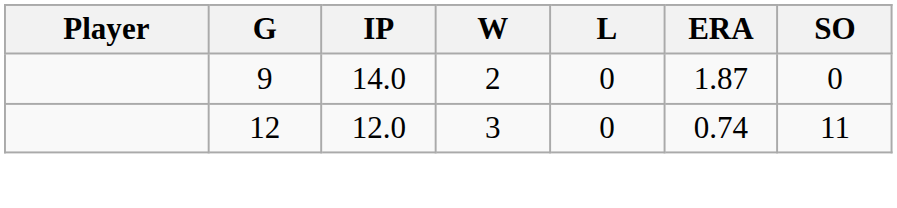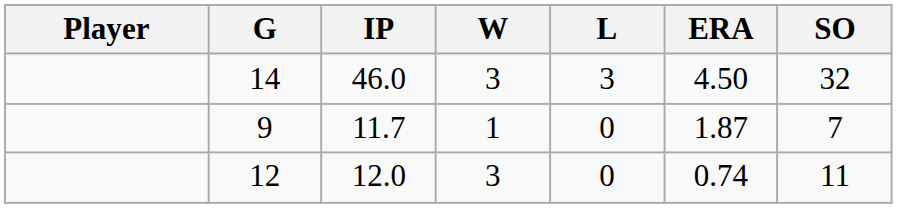+ row: (265, 78)
(379, 78) 14.0 -> (379, 127) 11.7
(493, 78) 2 -> (493, 127) 1
(835, 78) 0 -> (835, 127) 7
